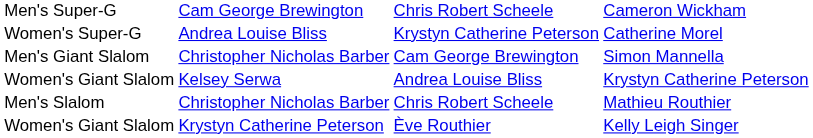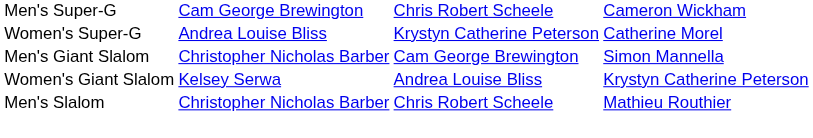- row: (442, 126)
